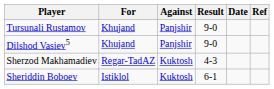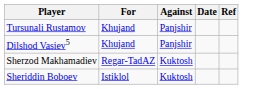- column: (211, 12)
